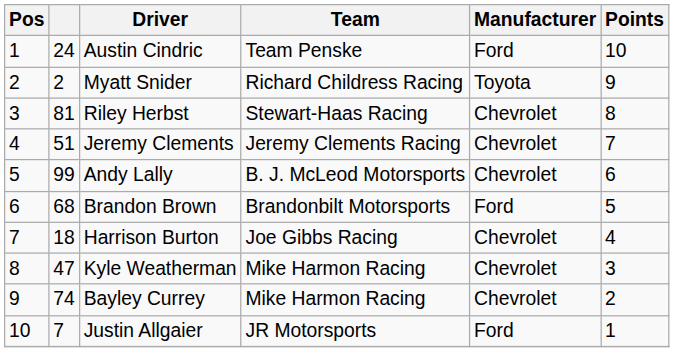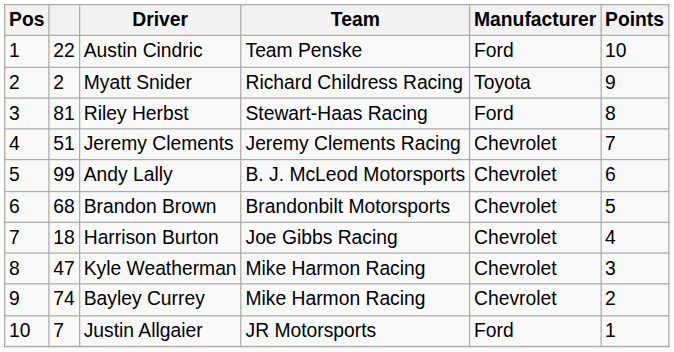(64, 50) 24 -> (64, 50) 22
(515, 112) Chevrolet -> (494, 112) Ford
(494, 206) Ford -> (515, 206) Chevrolet
